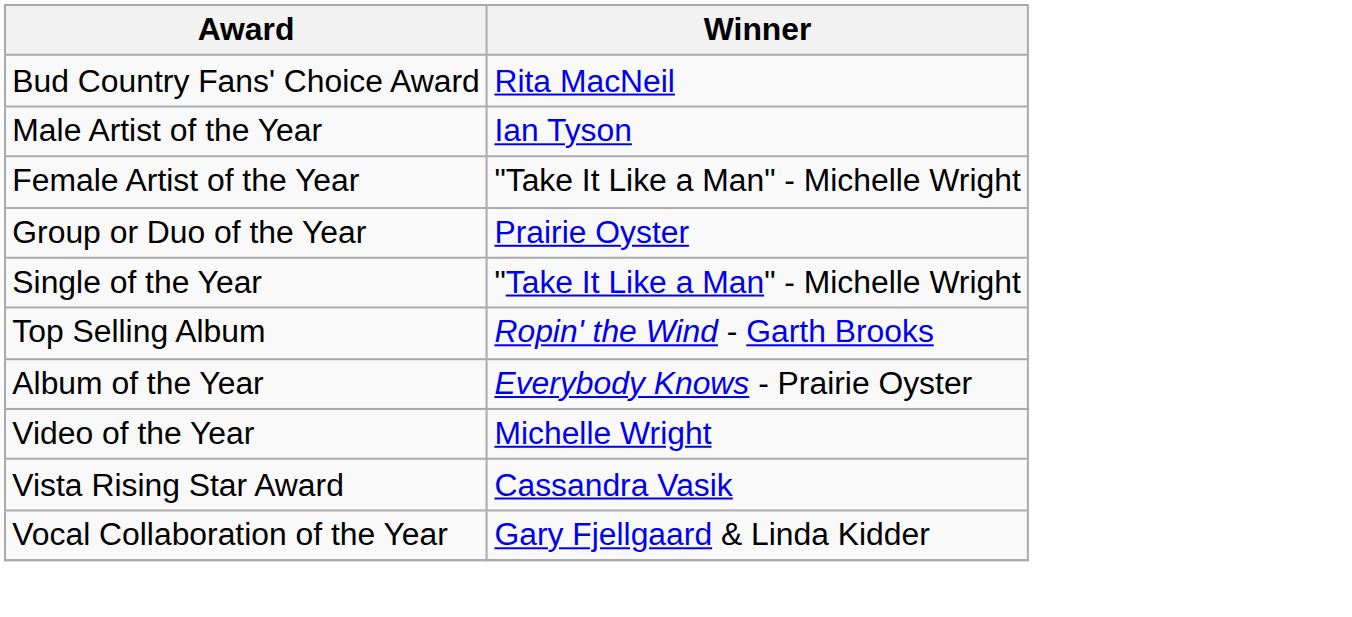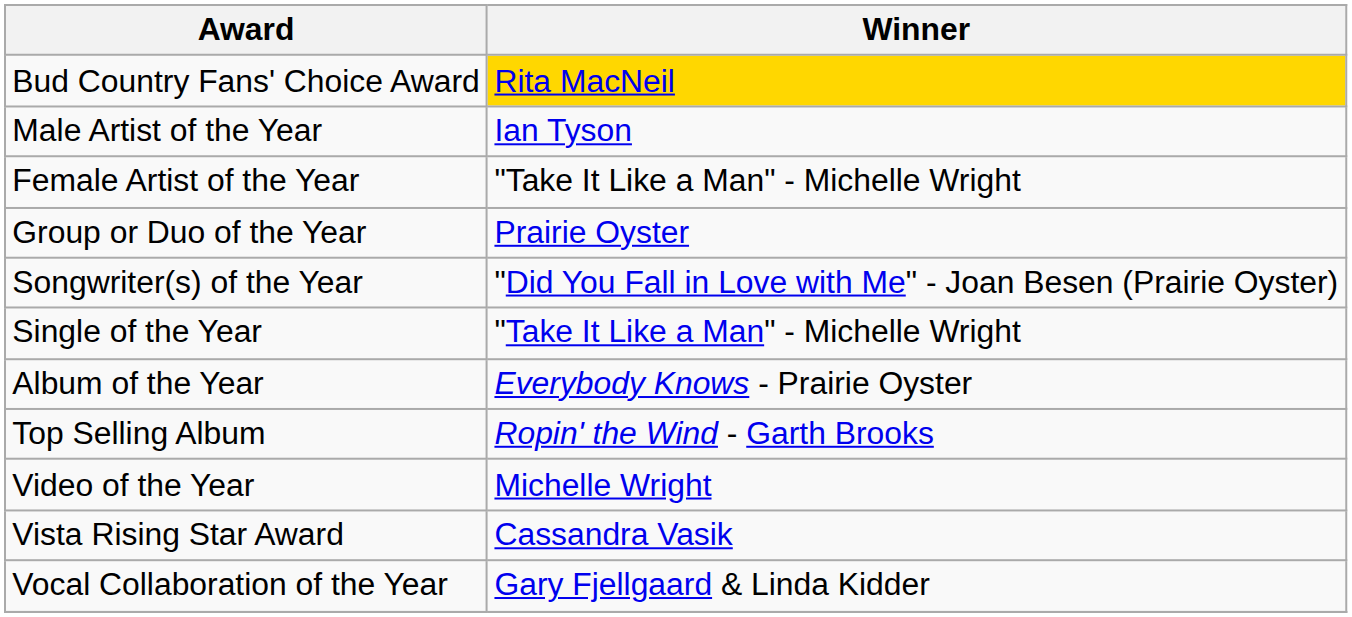(585, 80) no background -> (585, 80) gold background
+ row: (188, 282)
rows swapped: (138, 383) <-> (139, 332)
